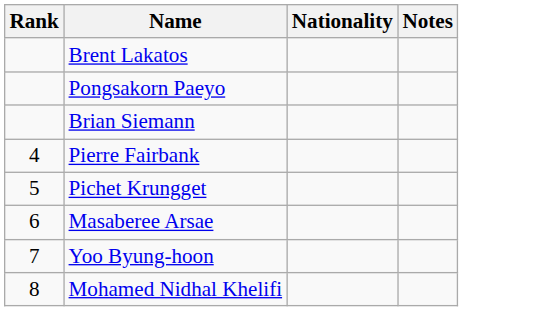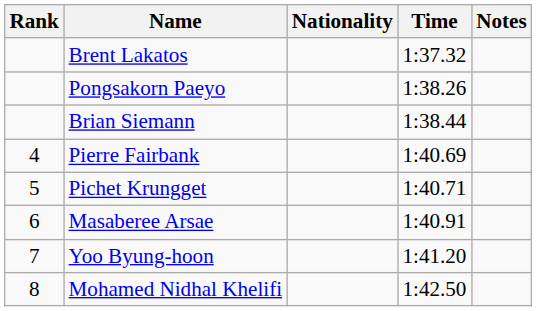+ column: (434, 21)
